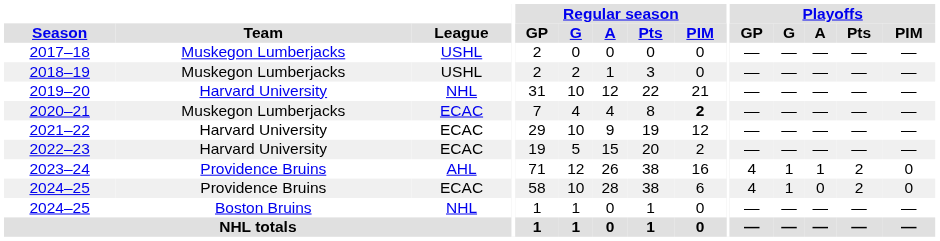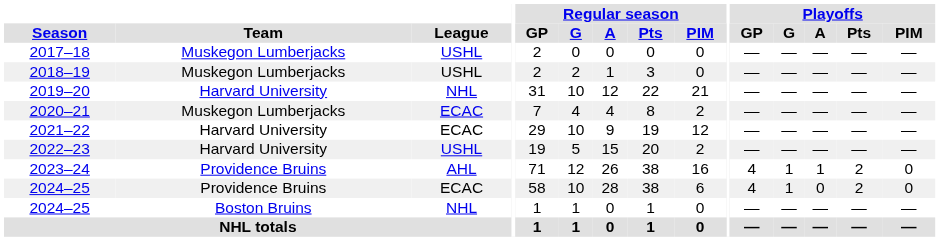(700, 110) bold -> (700, 110) normal
(462, 149) ECAC -> (462, 149) USHL
